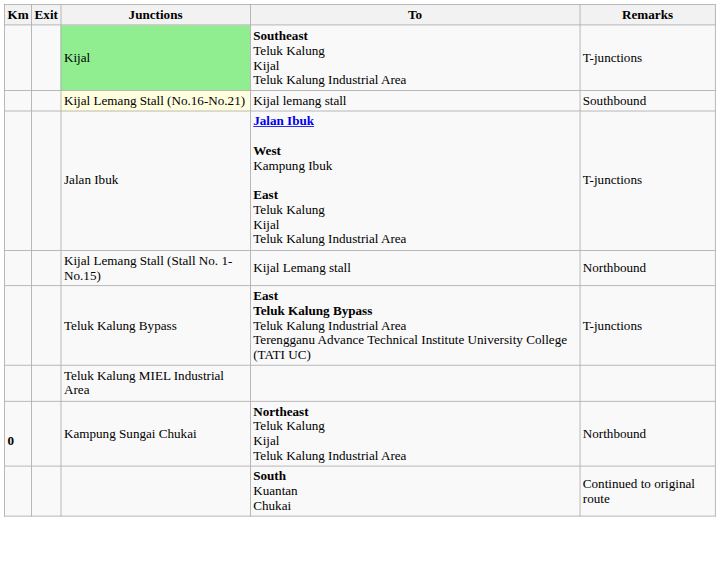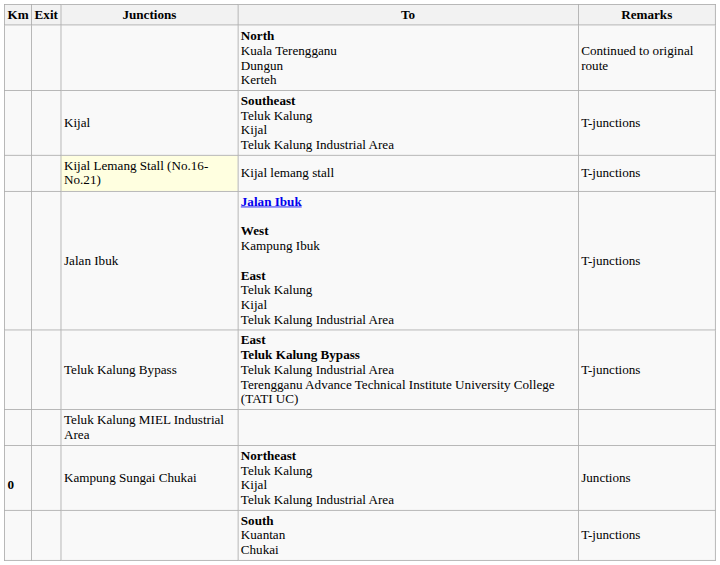+ row: (289, 57)
(77, 57) lightgreen background -> (77, 122) no background
(614, 100) Southbound -> (611, 173) T-junctions
- row: (302, 267)
(614, 433) Northbound -> (606, 477) Junctions
(639, 491) Continued to original route -> (611, 535) T-junctions
